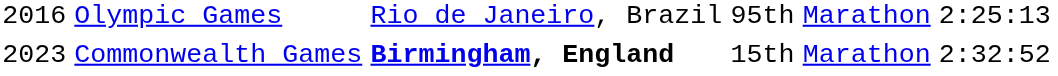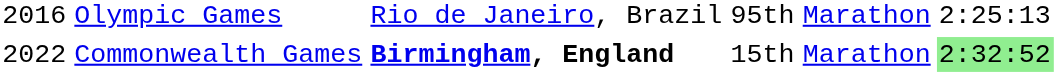(34, 54) 2023 -> (34, 54) 2022
(995, 54) no background -> (995, 54) lightgreen background
